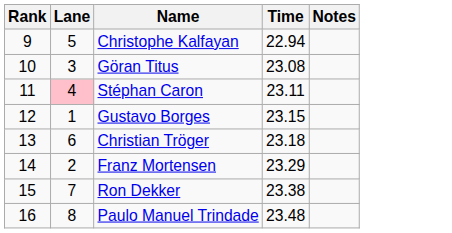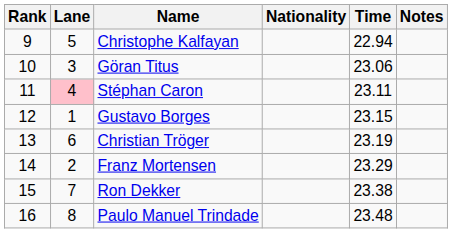+ column: (306, 16)
(286, 66) 23.08 -> (373, 66) 23.06
(286, 141) 23.18 -> (373, 141) 23.19
